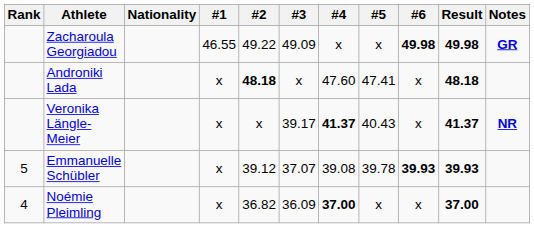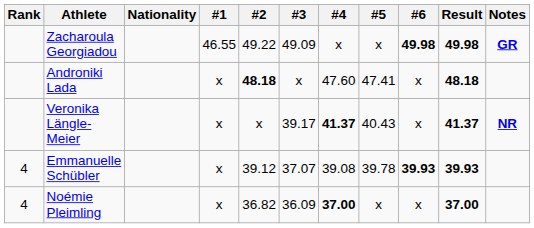(24, 168) 5 -> (24, 168) 4
